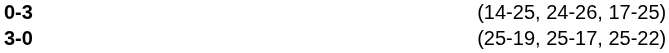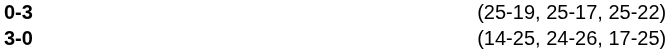(572, 12) (14-25, 24-26, 17-25) -> (572, 12) (25-19, 25-17, 25-22)
(572, 38) (25-19, 25-17, 25-22) -> (572, 38) (14-25, 24-26, 17-25)
